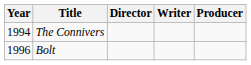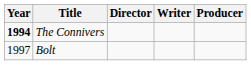(19, 32) normal -> (19, 32) bold
(19, 50) 1996 -> (19, 50) 1997
